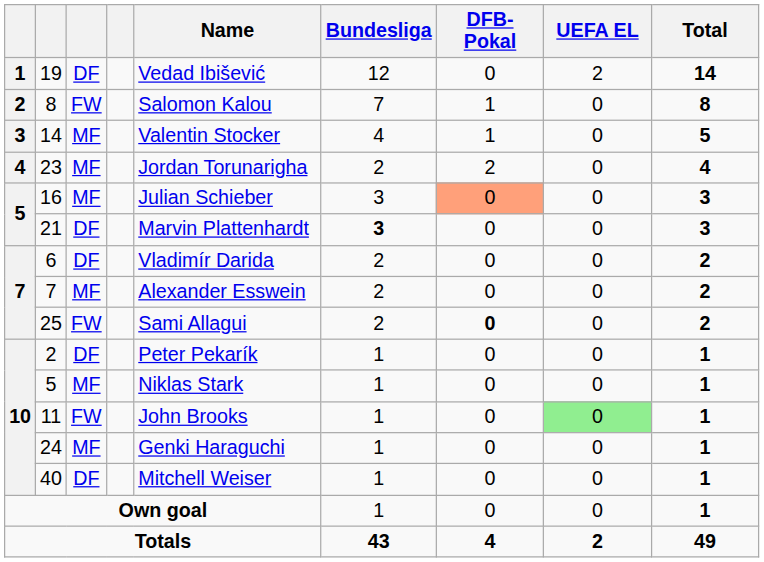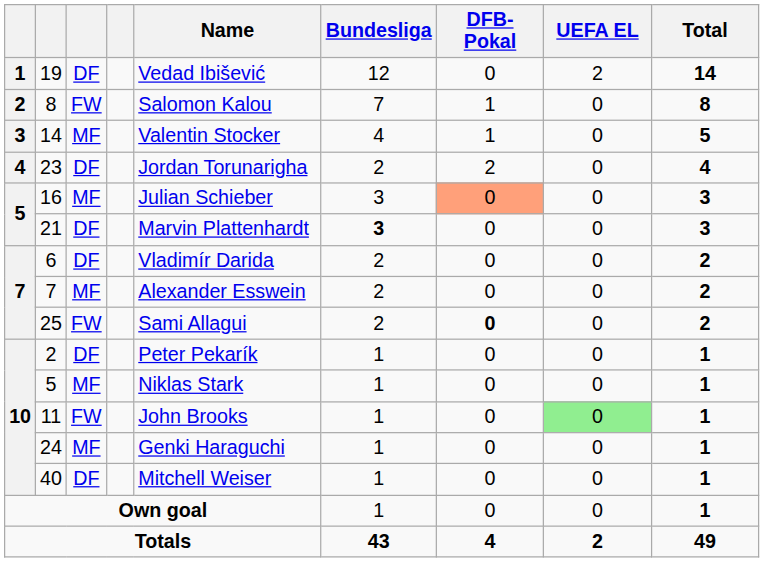(86, 167) MF -> (86, 167) DF
